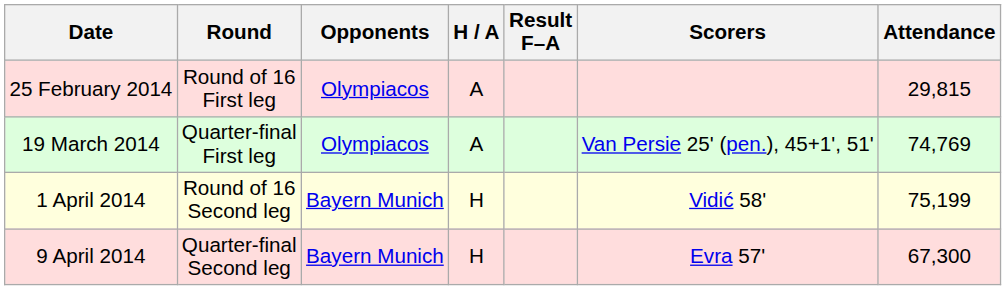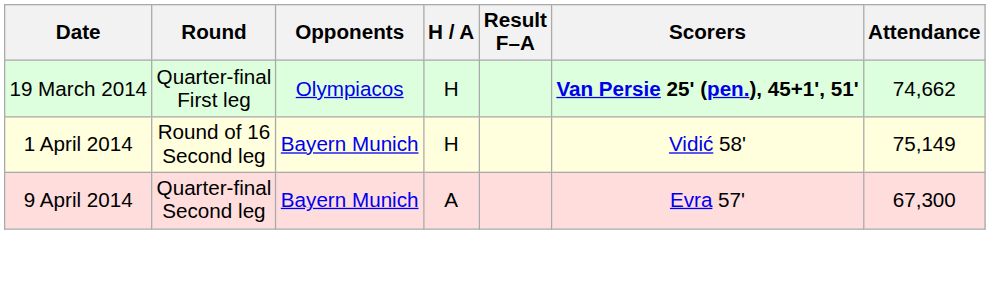- row: (91, 88)
(476, 144) A -> (451, 88) H
(728, 144) normal -> (707, 88) bold
(939, 144) 74,769 -> (924, 88) 74,662
(939, 200) 75,199 -> (924, 144) 75,149
(476, 256) H -> (451, 200) A
